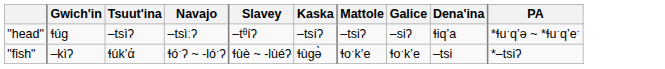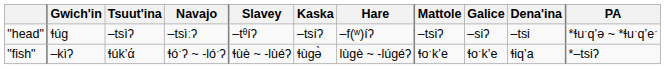+ column: (375, 14)
(445, 34) ɬiqʼa -> (520, 34) –tsi
(443, 53) –tsi -> (522, 53) ɬiqʼa
